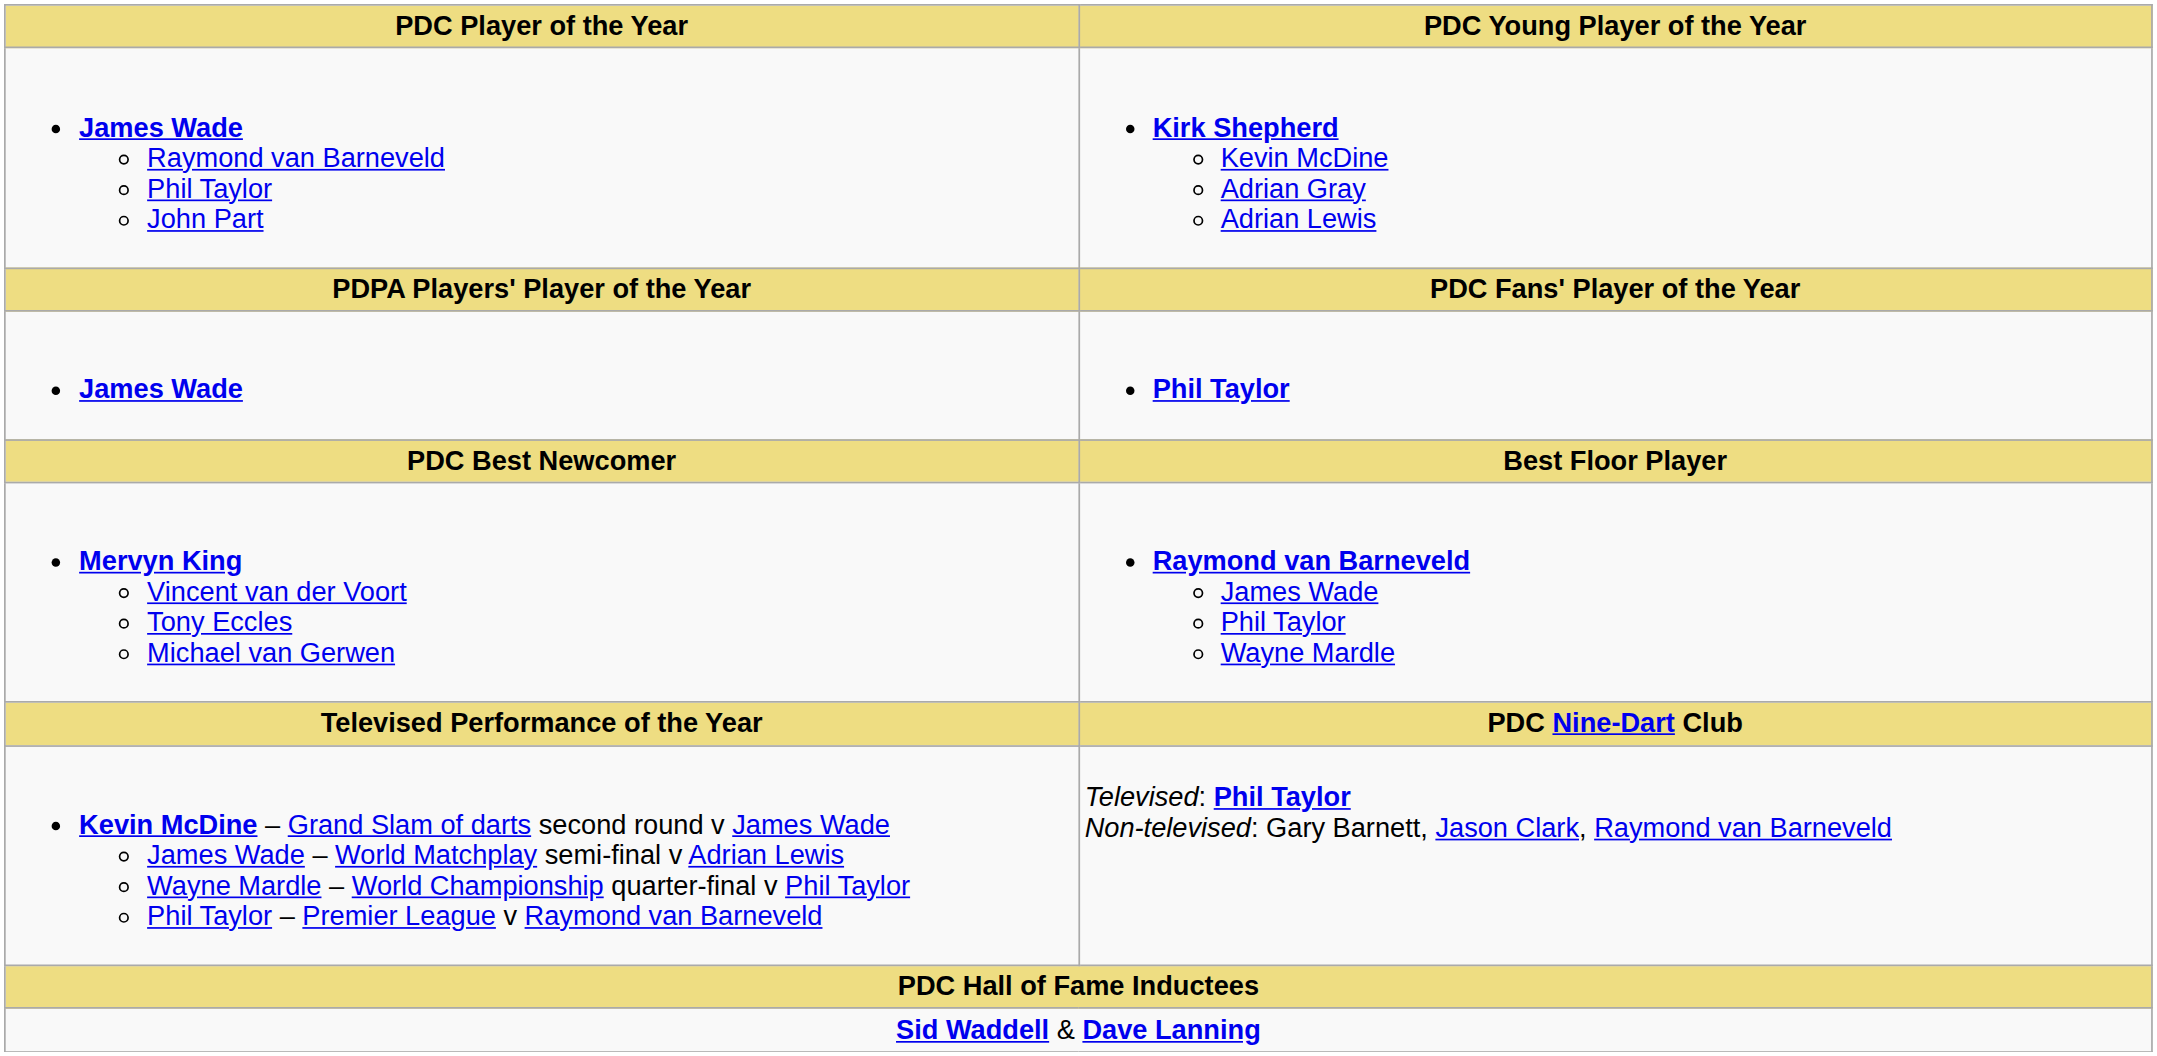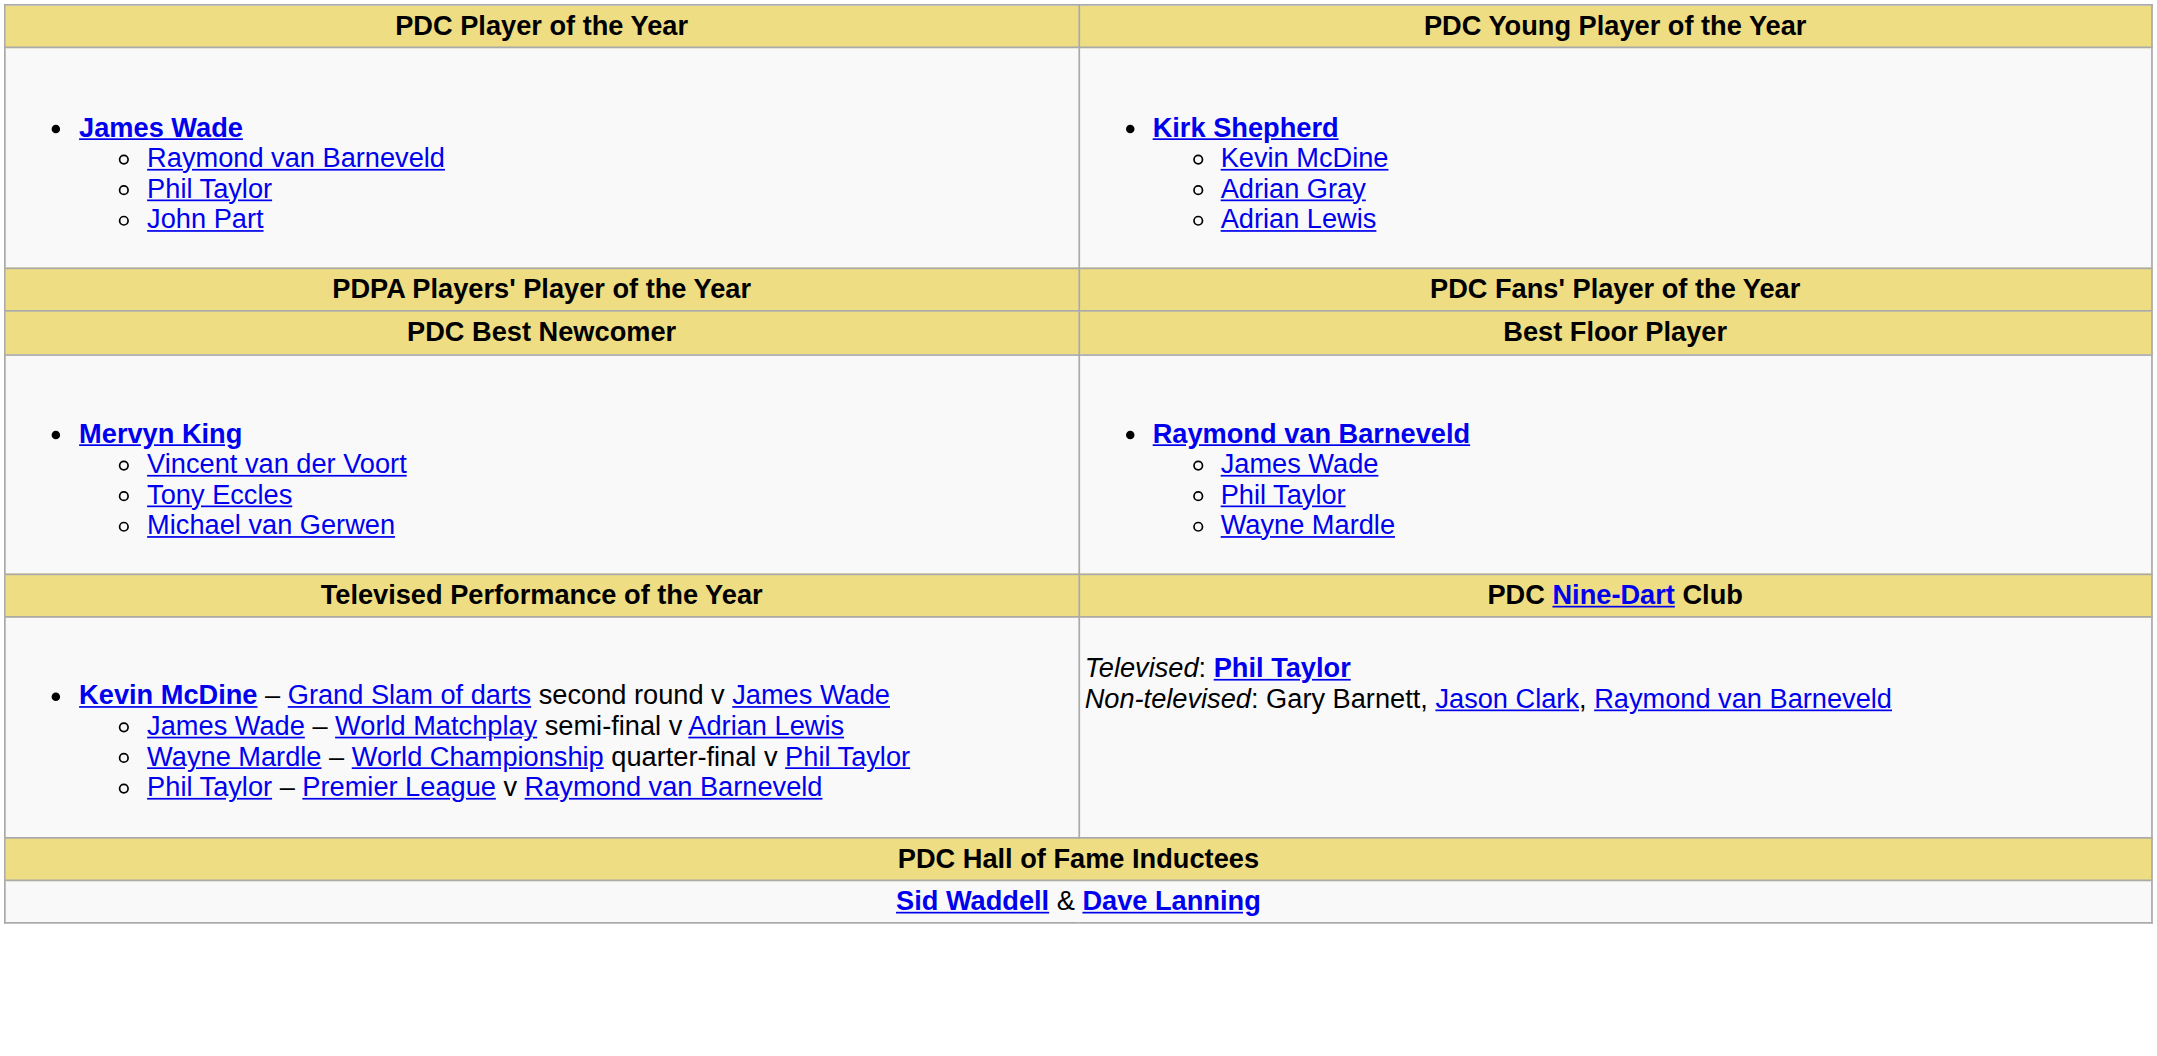- row: (542, 390)
